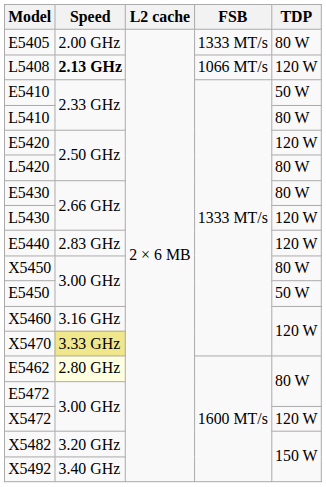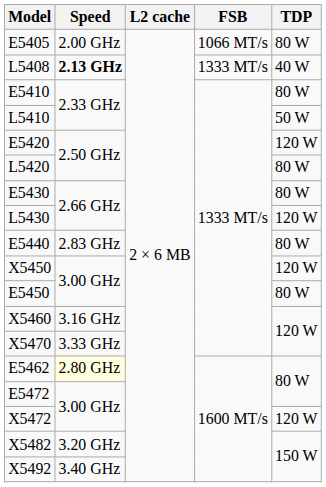(233, 42) 1333 MT/s -> (233, 42) 1066 MT/s
(233, 67) 1066 MT/s -> (233, 67) 1333 MT/s
(296, 67) 120 W -> (292, 67) 40 W
(292, 92) 50 W -> (292, 92) 80 W
(292, 117) 80 W -> (292, 117) 50 W
(296, 243) 120 W -> (292, 243) 80 W
(292, 268) 80 W -> (296, 268) 120 W
(292, 293) 50 W -> (292, 293) 80 W
(89, 343) khaki background -> (89, 343) no background
